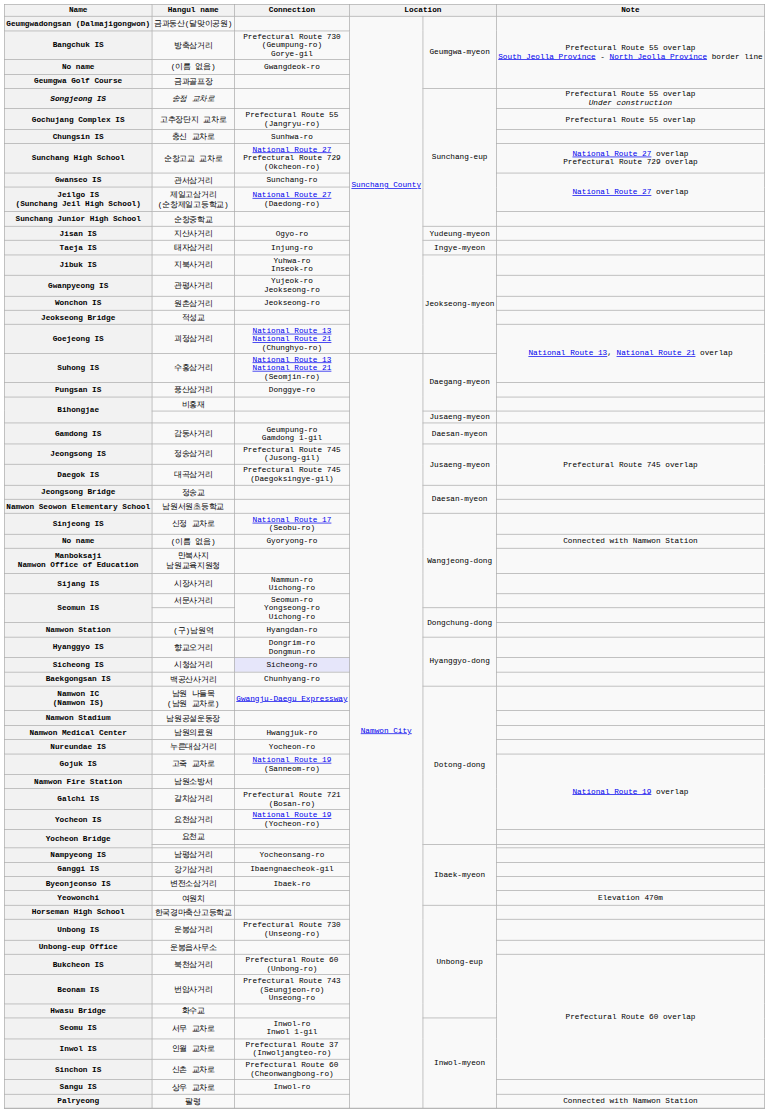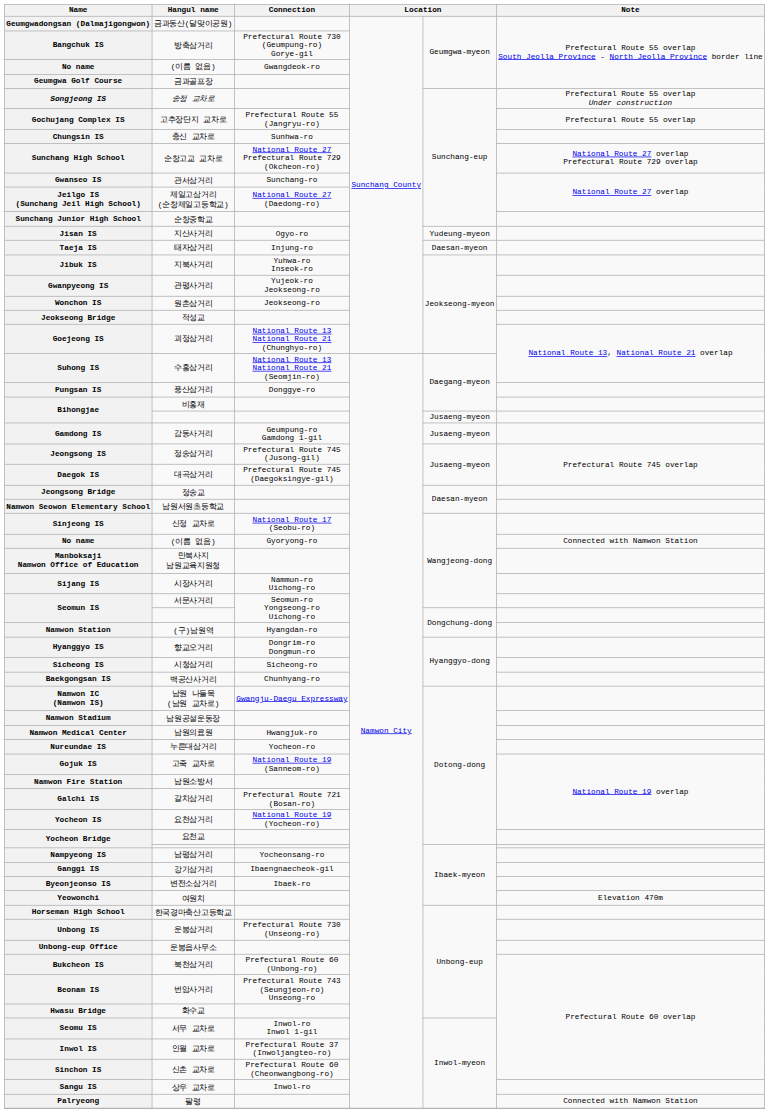(460, 248) Ingye-myeon -> (460, 248) Daesan-myeon
(460, 434) Daesan-myeon -> (460, 434) Jusaeng-myeon
(292, 665) lavender background -> (292, 665) no background
